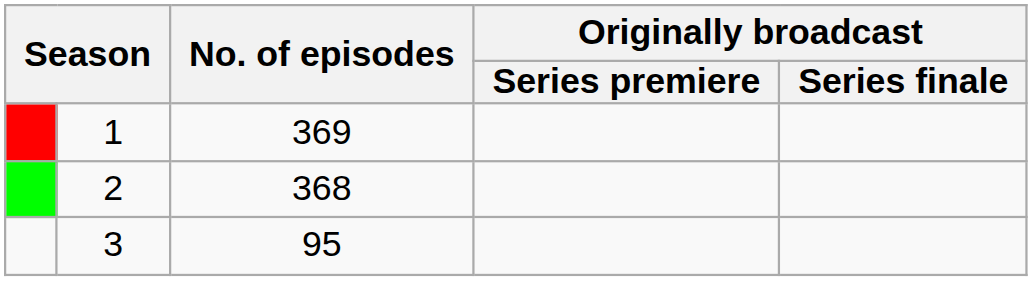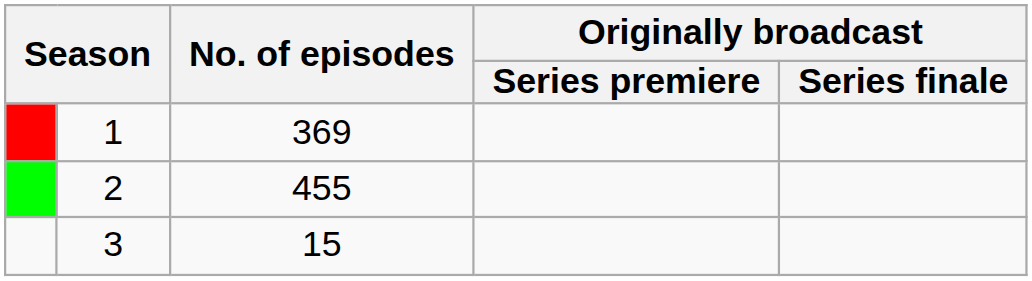(322, 188) 368 -> (322, 188) 455
(322, 244) 95 -> (322, 244) 15
